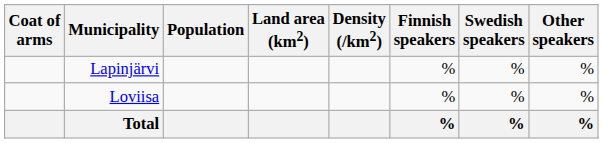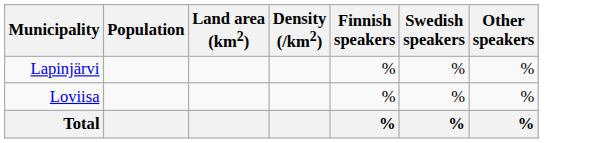- column: (34, 30)
